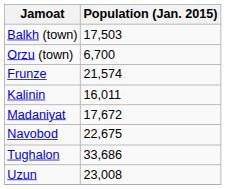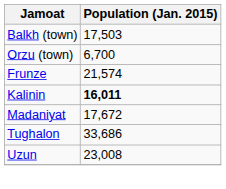(102, 94) normal -> (102, 94) bold
- row: (33, 134)
